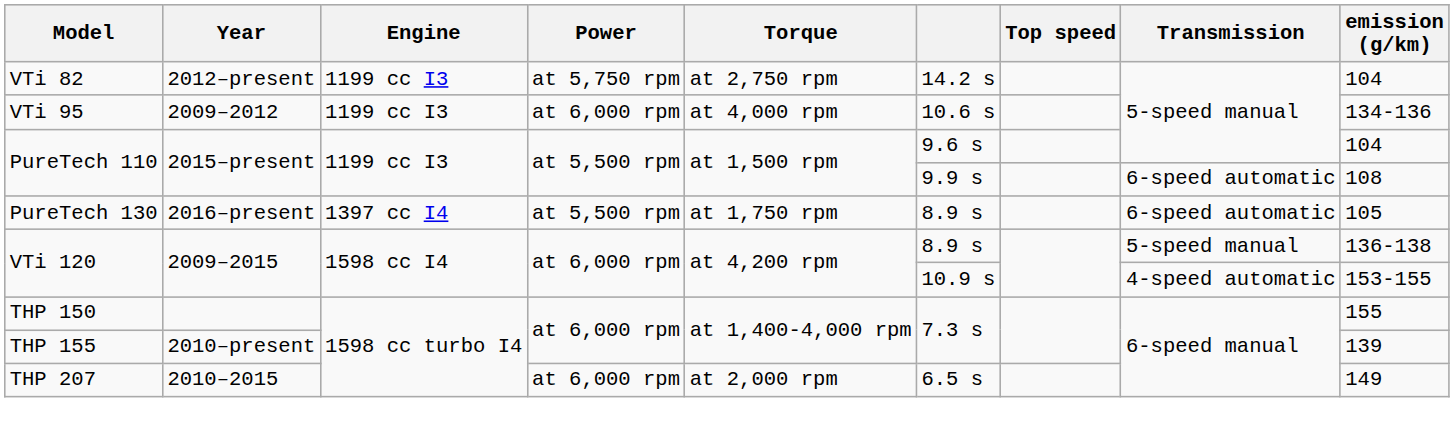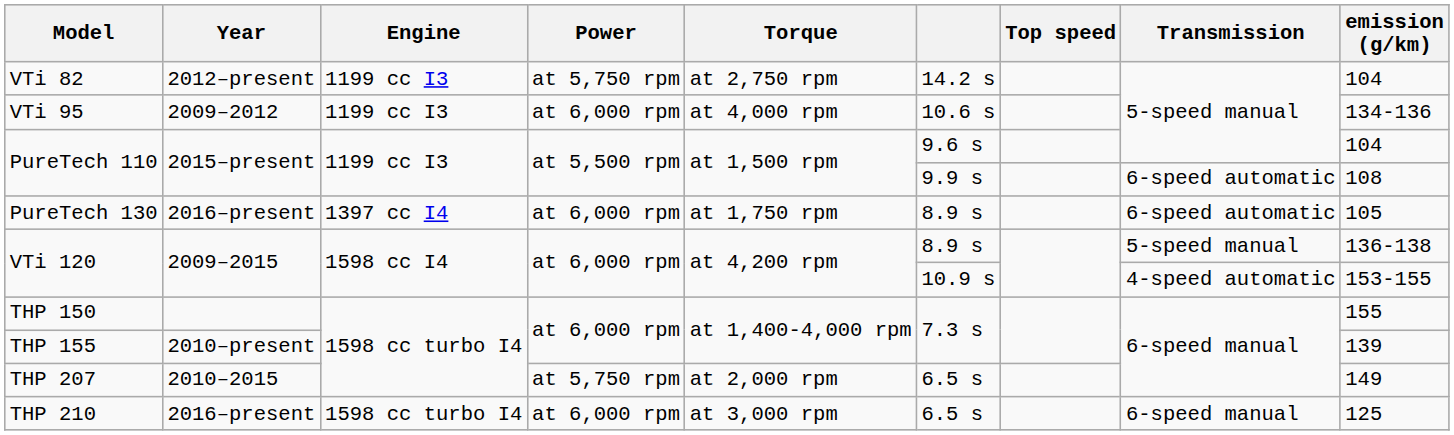(606, 213) at 5,500 rpm -> (606, 213) at 6,000 rpm
(606, 380) at 6,000 rpm -> (606, 380) at 5,750 rpm
+ row: (53, 413)
